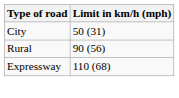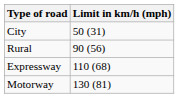+ row: (30, 84)
